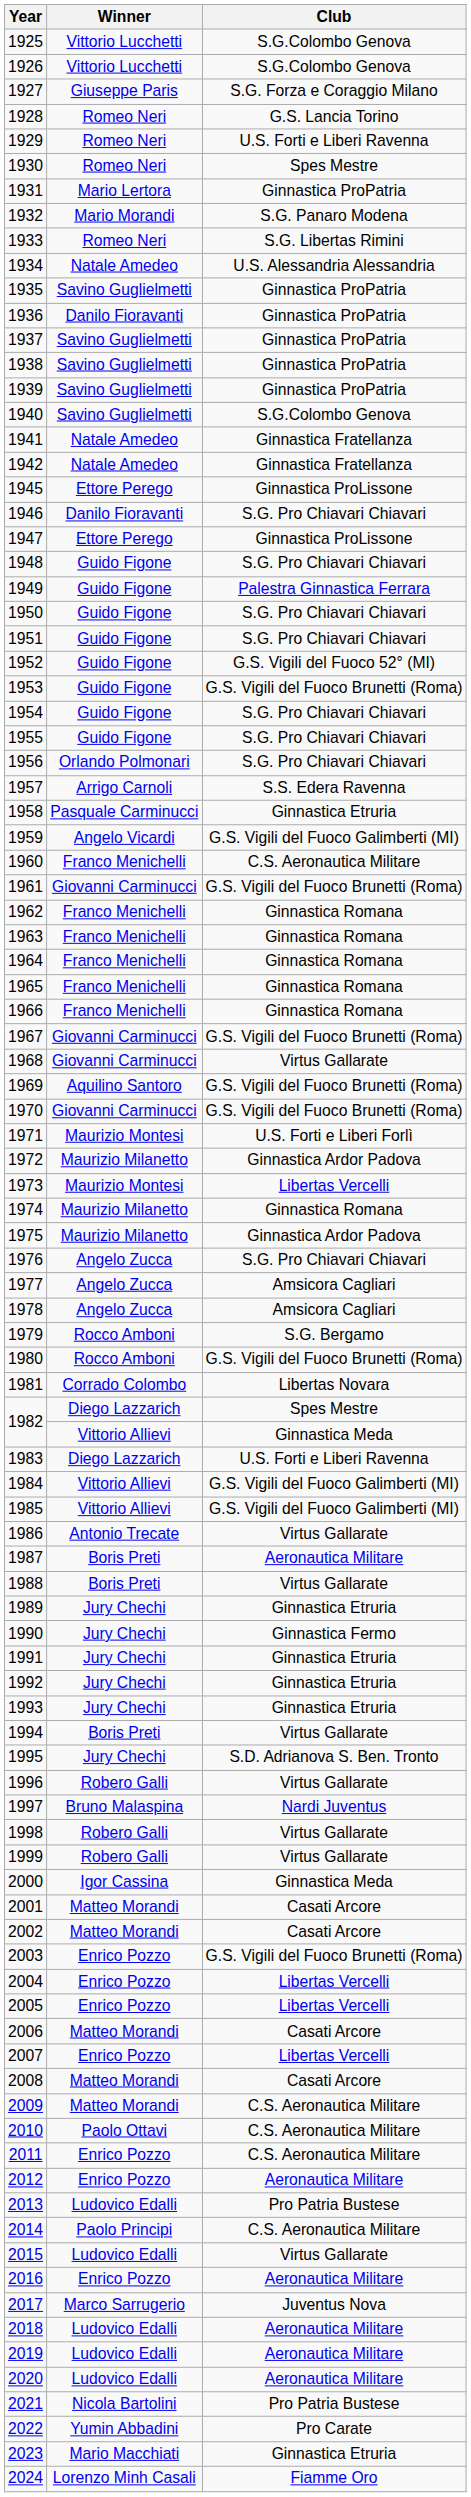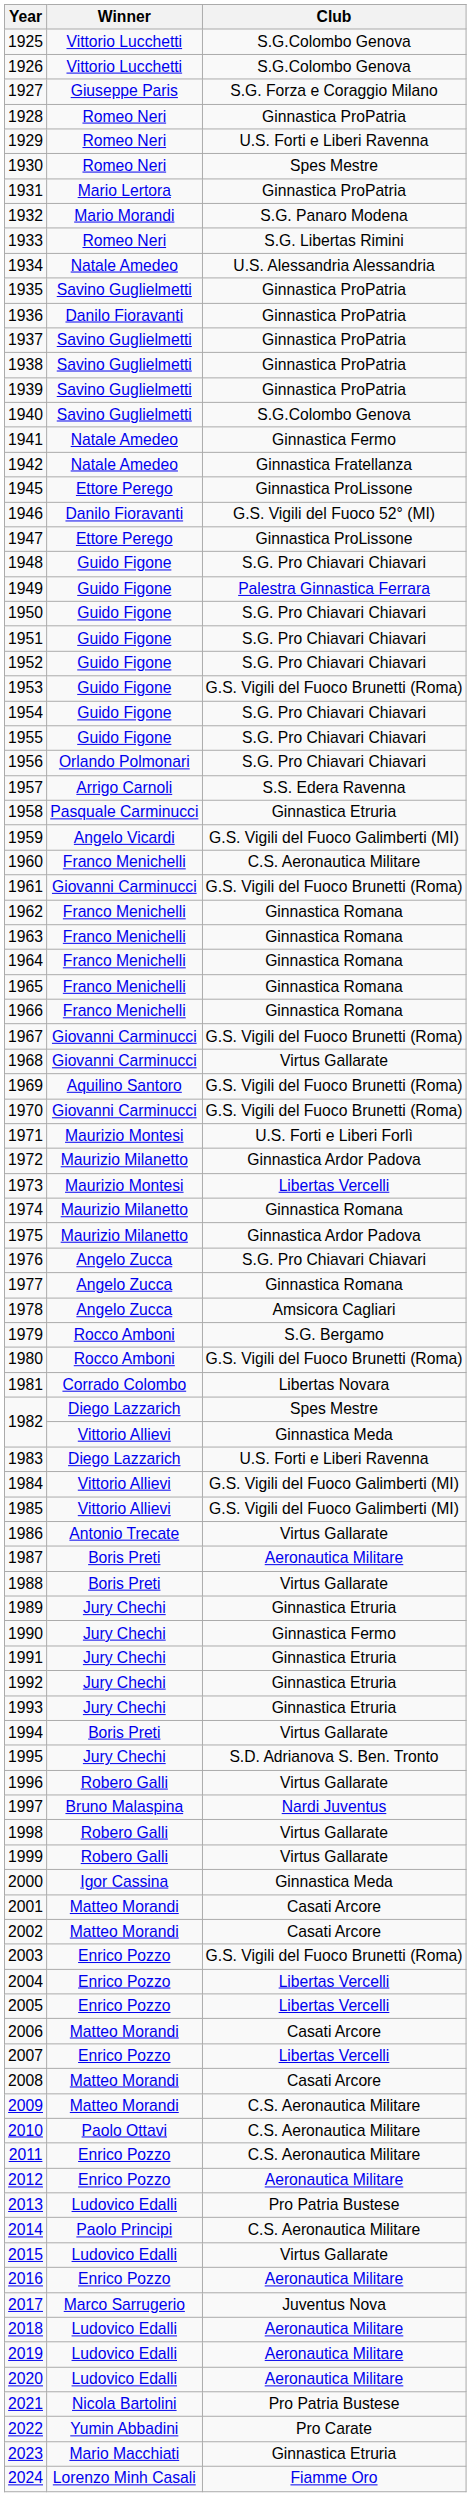(334, 116) G.S. Lancia Torino -> (334, 116) Ginnastica ProPatria
(334, 439) Ginnastica Fratellanza -> (334, 439) Ginnastica Fermo
(334, 514) S.G. Pro Chiavari Chiavari -> (334, 514) G.S. Vigili del Fuoco 52° (MI)
(334, 663) G.S. Vigili del Fuoco 52° (MI) -> (334, 663) S.G. Pro Chiavari Chiavari
(334, 1285) Amsicora Cagliari -> (334, 1285) Ginnastica Romana
